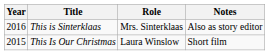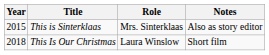(16, 27) 2016 -> (16, 27) 2015
(16, 42) 2015 -> (16, 42) 2018
